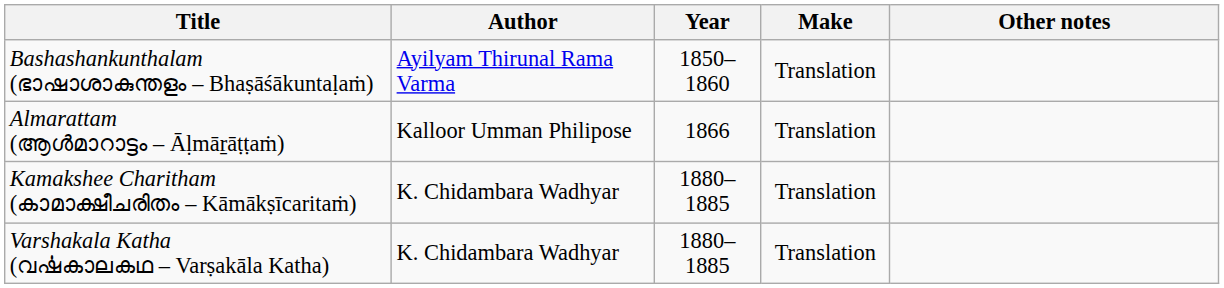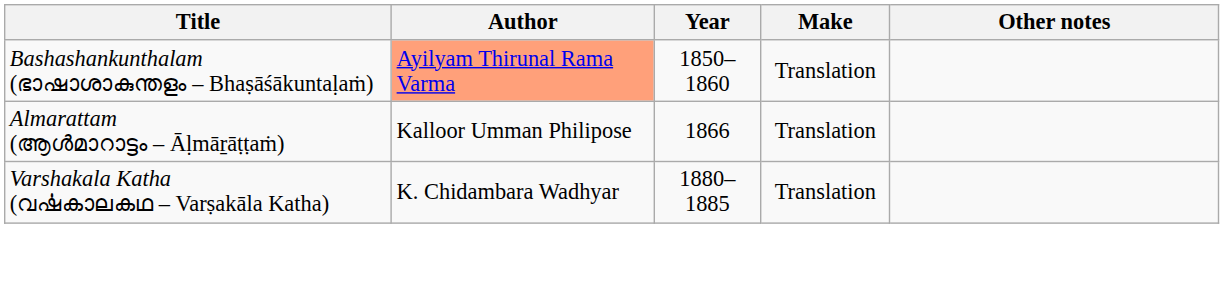(505, 70) no background -> (505, 70) lightsalmon background
- row: (183, 191)
